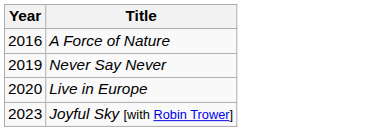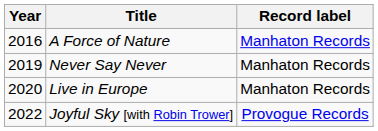+ column: (305, 16)
(25, 114) 2023 -> (25, 114) 2022
